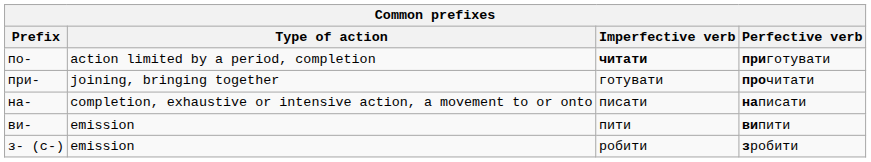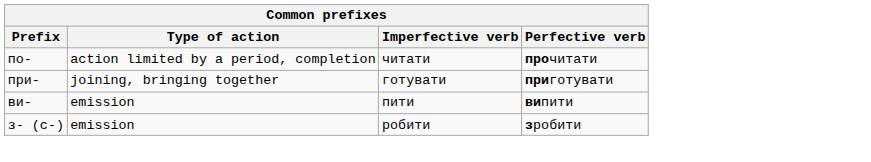(623, 59) bold -> (406, 59) normal
(786, 59) приготувати -> (561, 59) прочитати
(778, 81) прочитати -> (569, 81) приготувати
- row: (20, 103)
